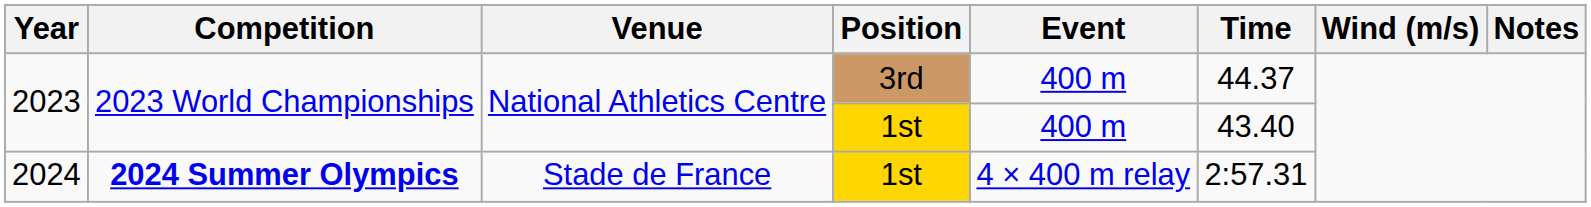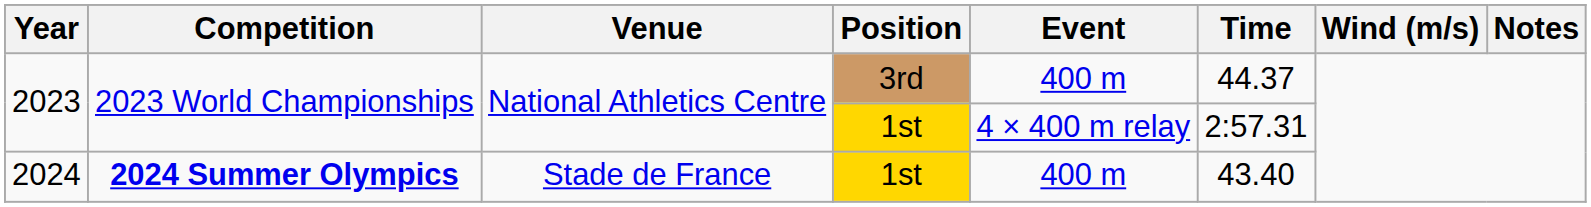(1083, 126) 400 m -> (1083, 126) 4 × 400 m relay
(1256, 126) 43.40 -> (1256, 126) 2:57.31
(1083, 175) 4 × 400 m relay -> (1083, 175) 400 m
(1256, 175) 2:57.31 -> (1256, 175) 43.40
